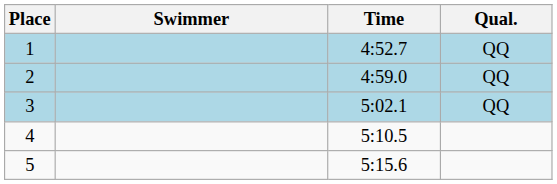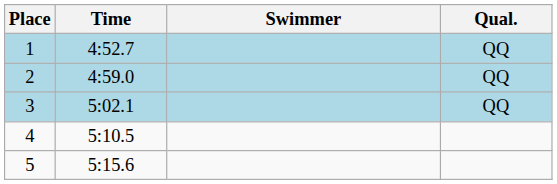columns swapped: (191, 19) <-> (384, 19)
